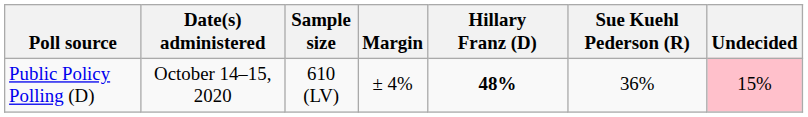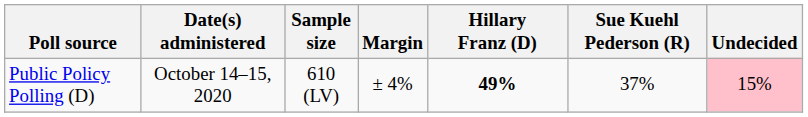(497, 84) 48% -> (497, 84) 49%
(637, 84) 36% -> (637, 84) 37%
